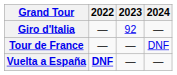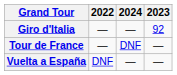columns swapped: (130, 12) <-> (158, 12)
(102, 62) bold -> (102, 62) normal
